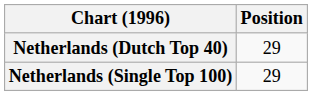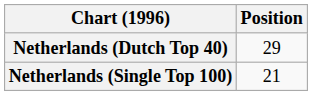(272, 76) 29 -> (272, 76) 21
